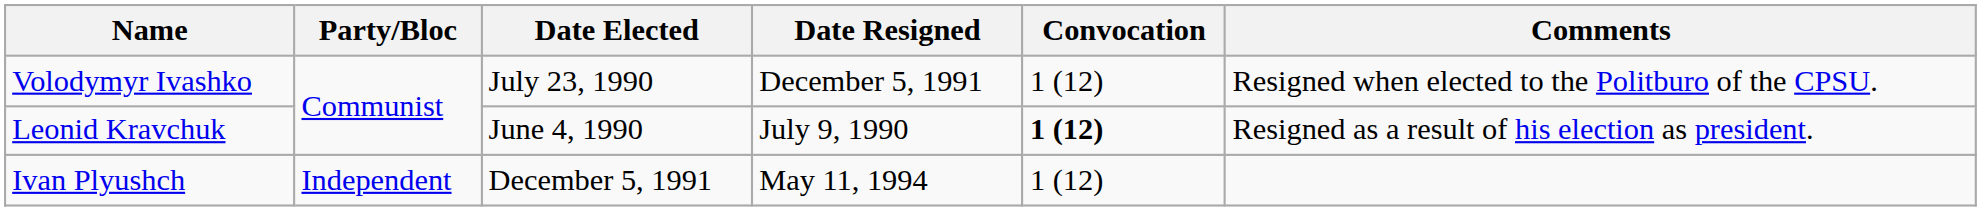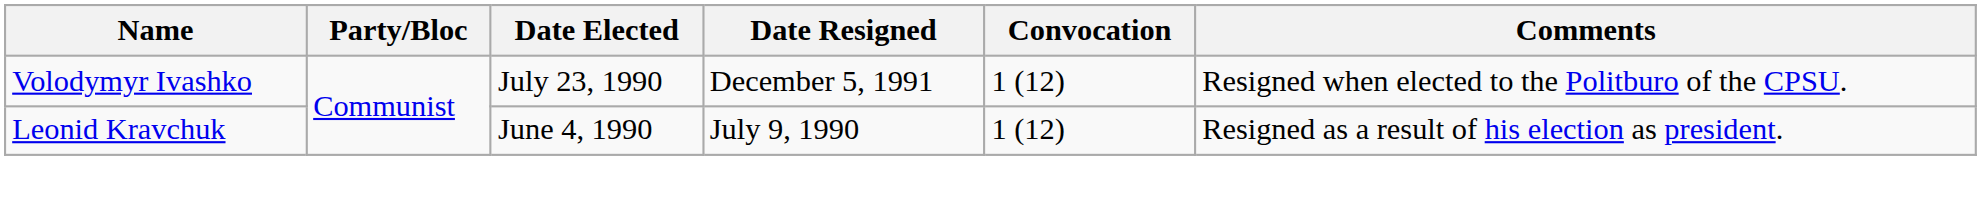(1067, 130) bold -> (1028, 130) normal
- row: (99, 180)
